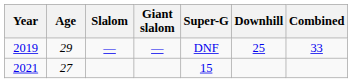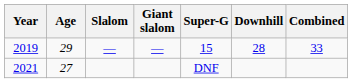(206, 48) DNF -> (206, 48) 15
(259, 48) 25 -> (259, 48) 28
(206, 68) 15 -> (206, 68) DNF
